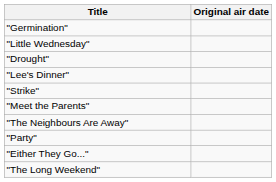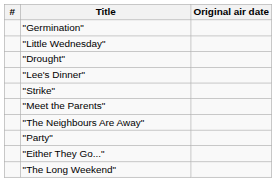+ column: (12, 12)
